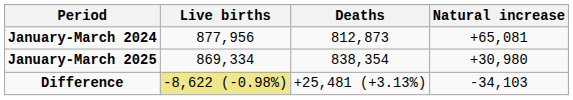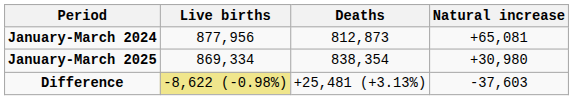(499, 83) -34,103 -> (499, 83) -37,603
